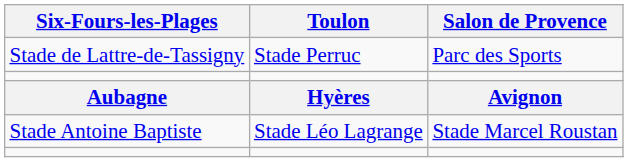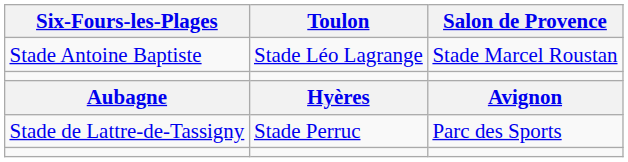rows swapped: (106, 130) <-> (127, 54)
